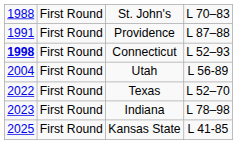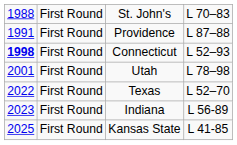(21, 71) 2004 -> (21, 71) 2001
(208, 71) L 56-89 -> (208, 71) L 78–98
(208, 110) L 78–98 -> (208, 110) L 56-89
